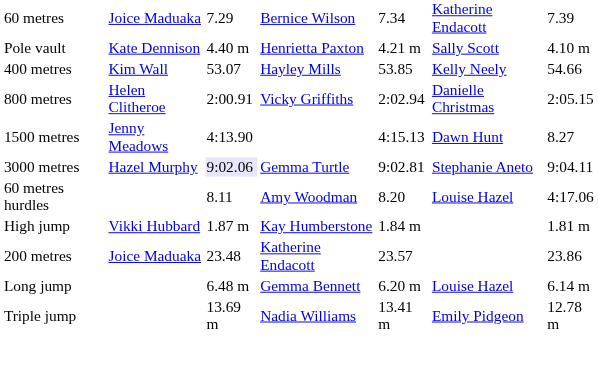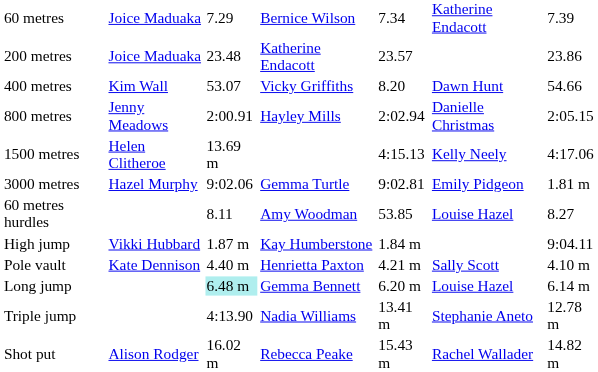rows swapped: (38, 256) <-> (35, 47)
(300, 69) Hayley Mills -> (307, 86) Vicky Griffiths
(396, 69) 53.85 -> (392, 86) 8.20
(469, 69) Kelly Neely -> (468, 86) Dawn Hunt
(137, 98) Helen Clitheroe -> (138, 116) Jenny Meadows
(307, 98) Vicky Griffiths -> (300, 116) Hayley Mills
(138, 137) Jenny Meadows -> (137, 154) Helen Clitheroe
(230, 137) 4:13.90 -> (224, 154) 13.69 m
(468, 137) Dawn Hunt -> (469, 154) Kelly Neely
(561, 137) 8.27 -> (571, 154) 4:17.06
(230, 166) lavender background -> (230, 184) no background
(482, 166) Stephanie Aneto -> (478, 184) Emily Pidgeon
(570, 166) 9:04.11 -> (569, 184) 1.81 m
(392, 196) 8.20 -> (396, 214) 53.85
(571, 196) 4:17.06 -> (561, 214) 8.27
(569, 226) 1.81 m -> (570, 243) 9:04.11
(228, 286) no background -> (228, 286) paleturquoise background
(224, 315) 13.69 m -> (230, 315) 4:13.90
(478, 315) Emily Pidgeon -> (482, 315) Stephanie Aneto
+ row: (30, 354)
